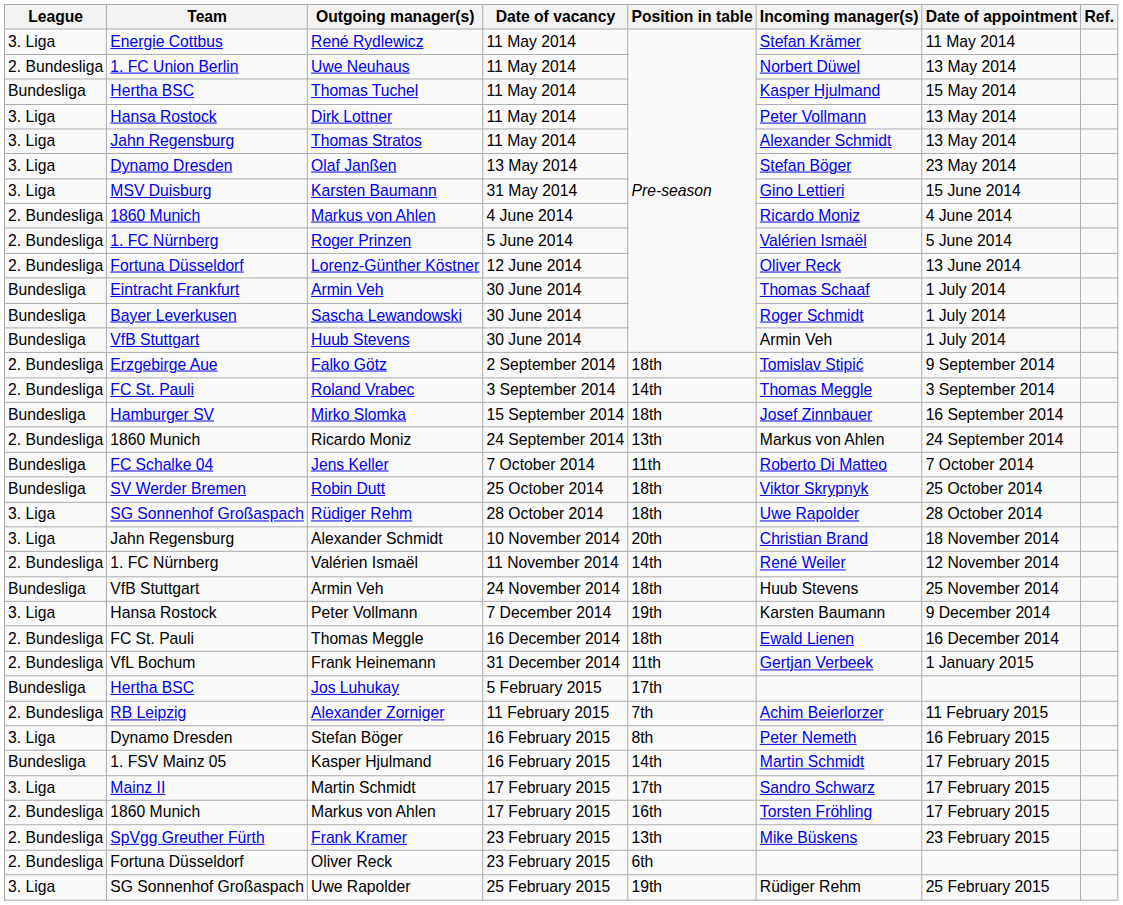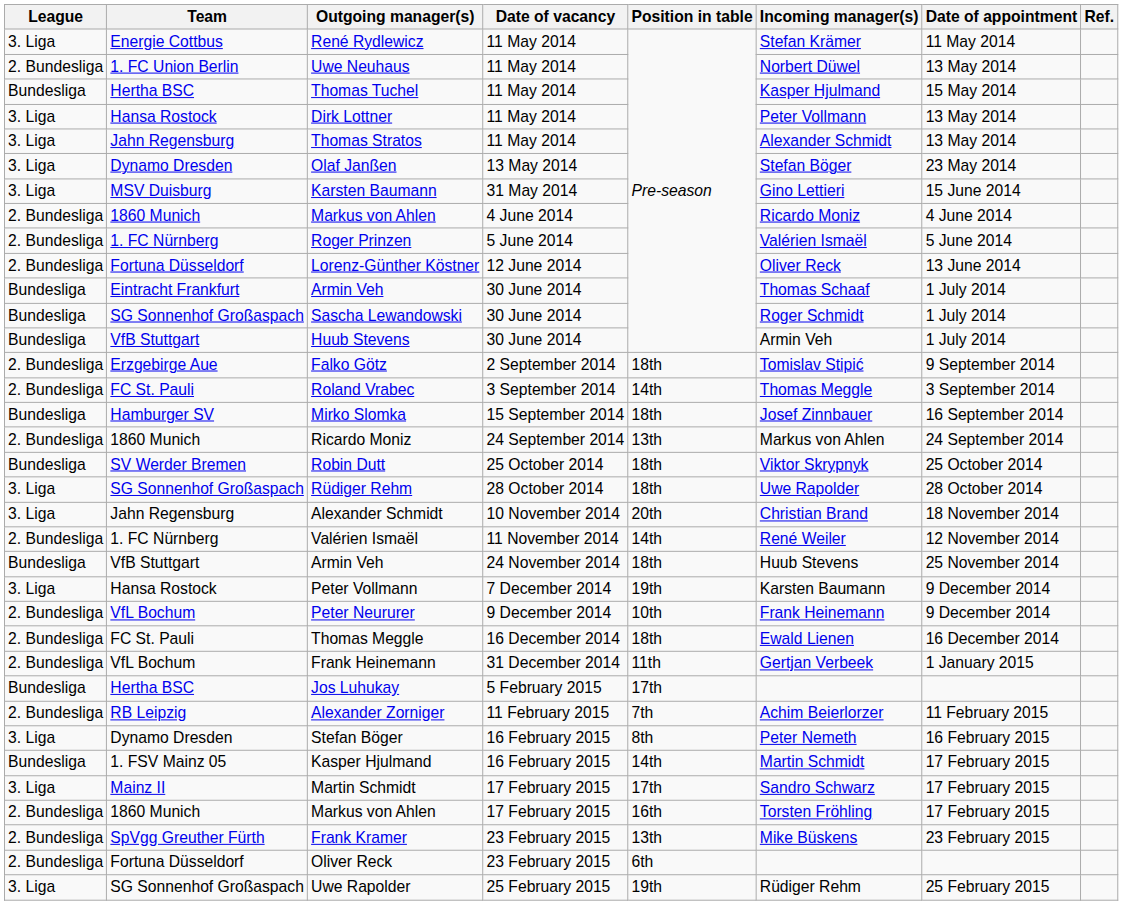(174, 315) Bayer Leverkusen -> (207, 315) SG Sonnenhof Großaspach
- row: (350, 464)
+ row: (363, 613)
